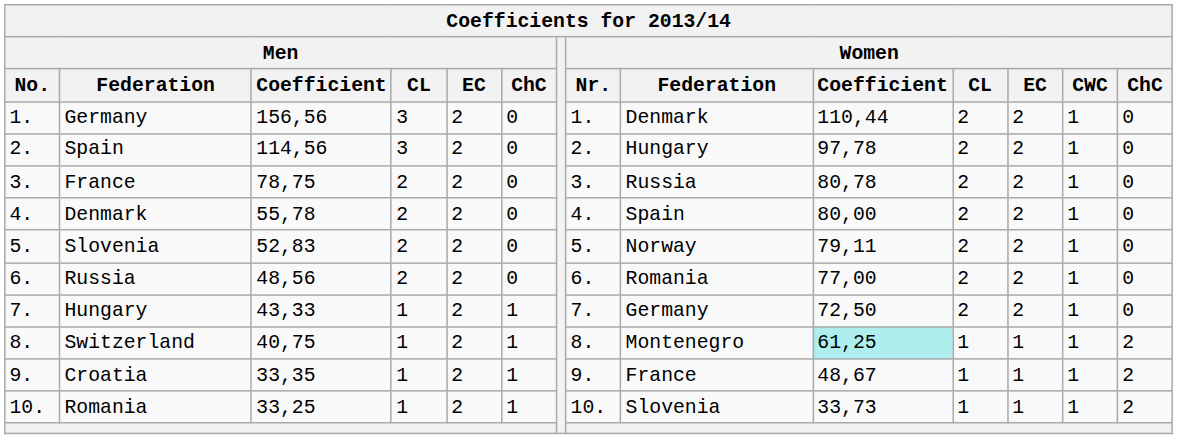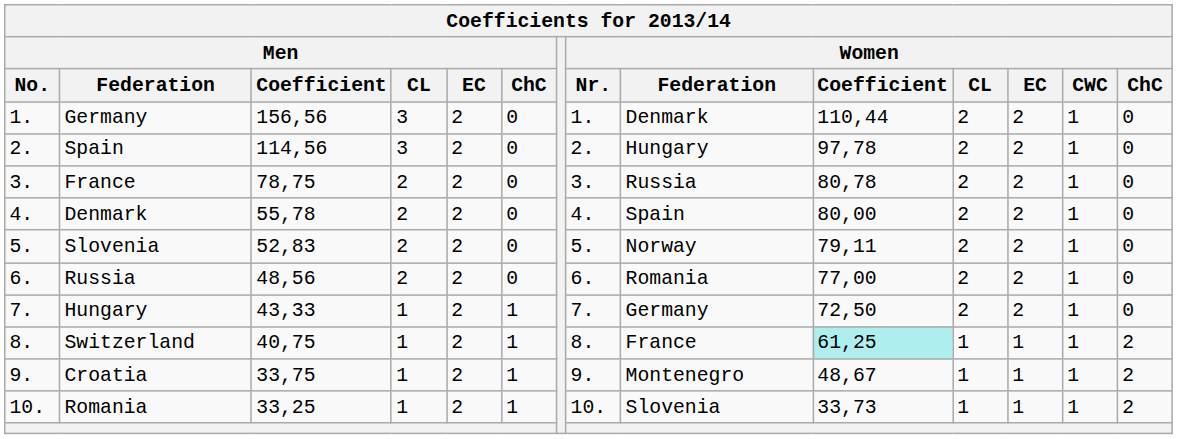(685, 343) Montenegro -> (661, 343) France
(286, 375) 33,35 -> (286, 375) 33,75
(661, 375) France -> (685, 375) Montenegro
